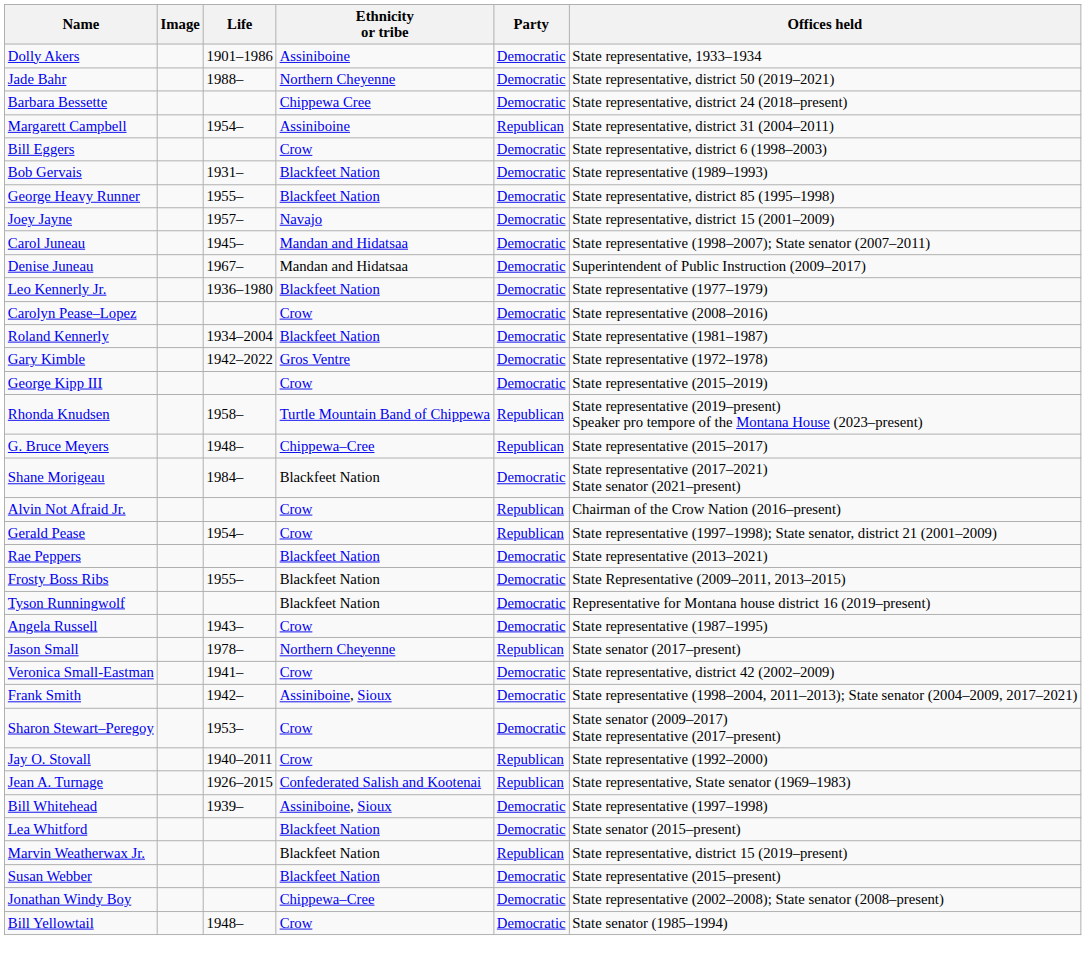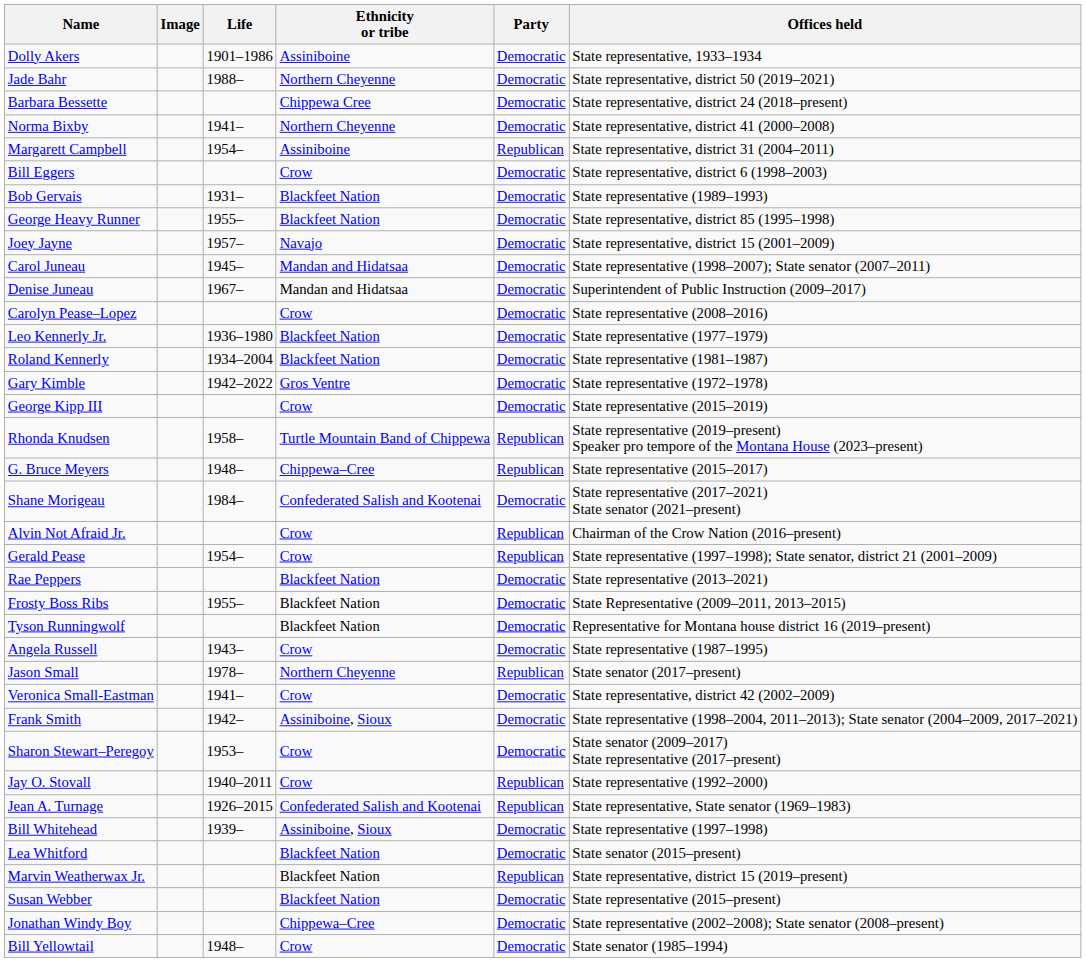+ row: (48, 126)
rows swapped: (72, 312) <-> (57, 289)
(330, 477) Blackfeet Nation -> (380, 501) Confederated Salish and Kootenai
